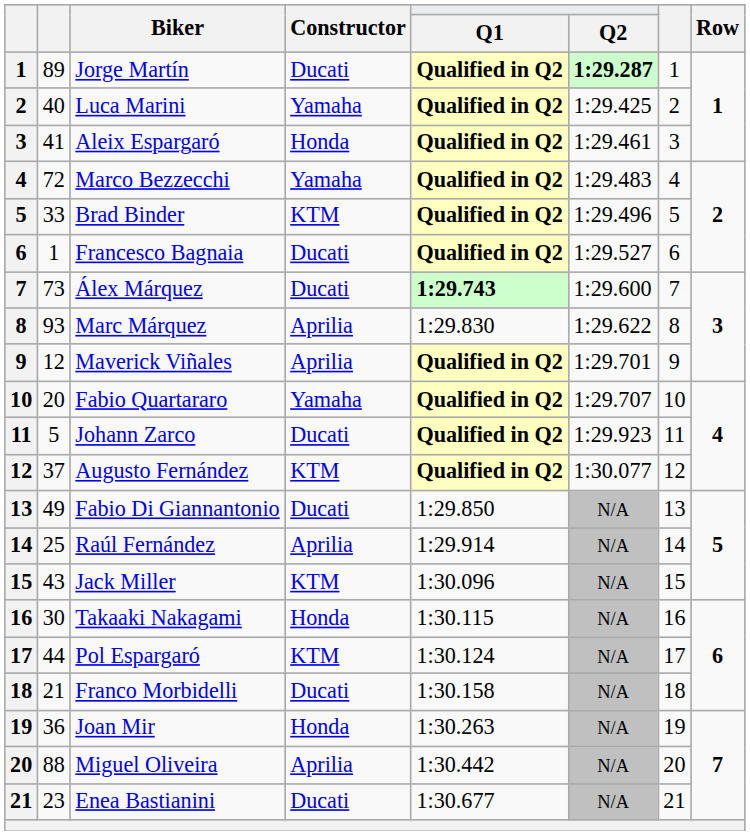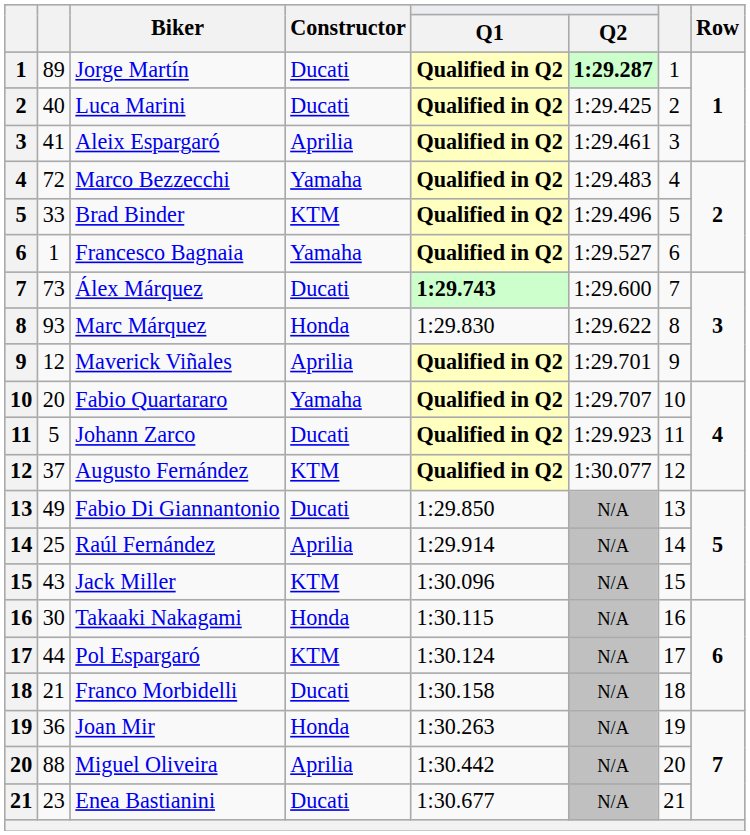(326, 106) Yamaha -> (320, 106) Ducati
(320, 142) Honda -> (322, 142) Aprilia
(320, 252) Ducati -> (326, 252) Yamaha
(322, 325) Aprilia -> (320, 325) Honda
